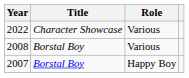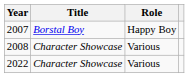rows swapped: (18, 64) <-> (18, 30)
(59, 47) Borstal Boy -> (78, 47) Character Showcase
